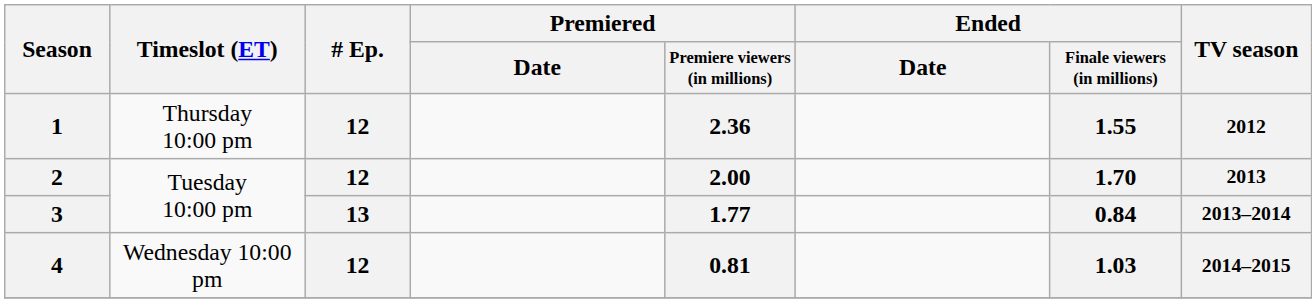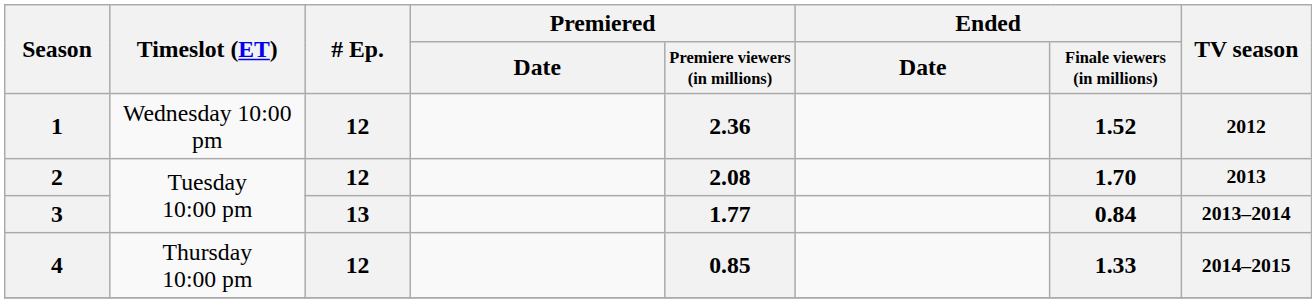(207, 125) Thursday 10:00 pm -> (207, 125) Wednesday 10:00 pm
(1116, 125) 1.55 -> (1116, 125) 1.52
(730, 176) 2.00 -> (730, 176) 2.08
(207, 265) Wednesday 10:00 pm -> (207, 265) Thursday 10:00 pm
(730, 265) 0.81 -> (730, 265) 0.85
(1116, 265) 1.03 -> (1116, 265) 1.33
